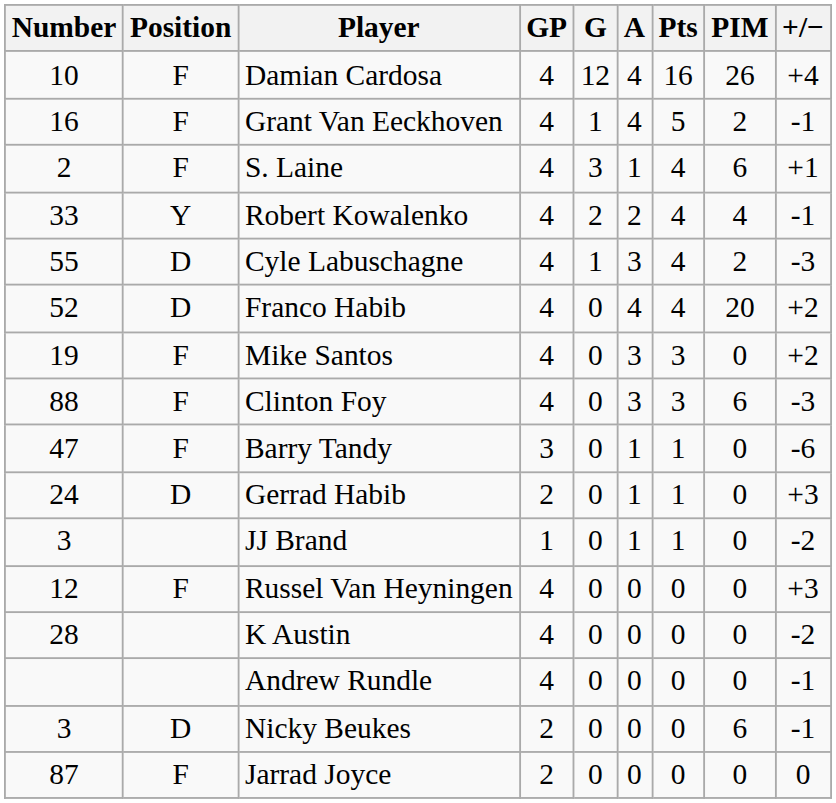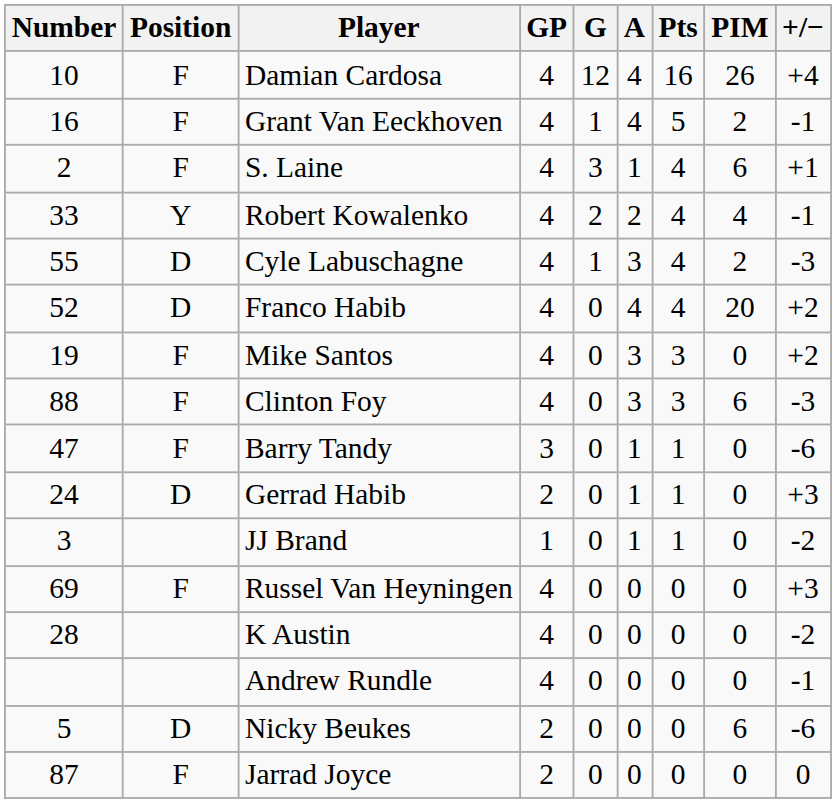(64, 588) 12 -> (64, 588) 69
(64, 728) 3 -> (64, 728) 5
(803, 728) -1 -> (803, 728) -6
